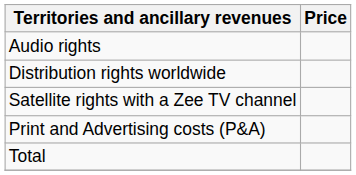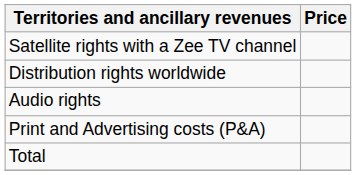rows swapped: (153, 101) <-> (55, 45)
